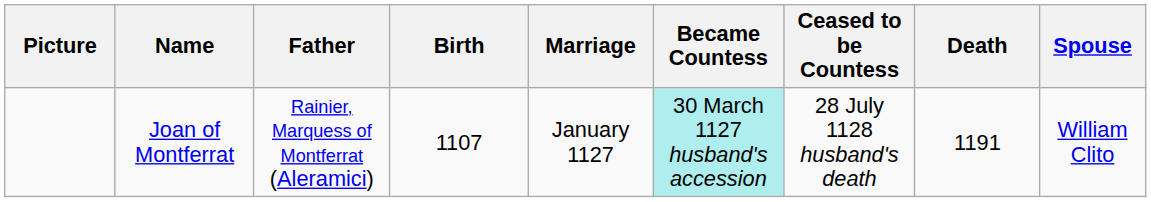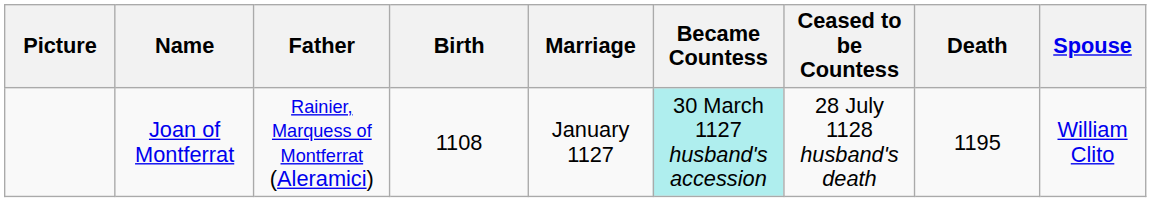(459, 141) 1107 -> (459, 141) 1108
(977, 141) 1191 -> (977, 141) 1195
